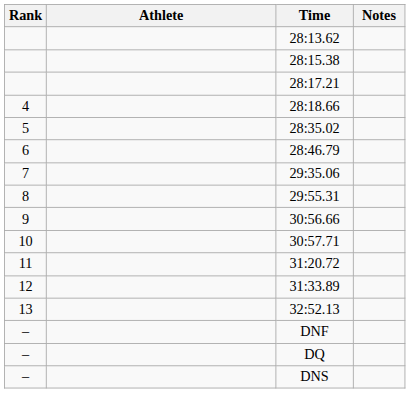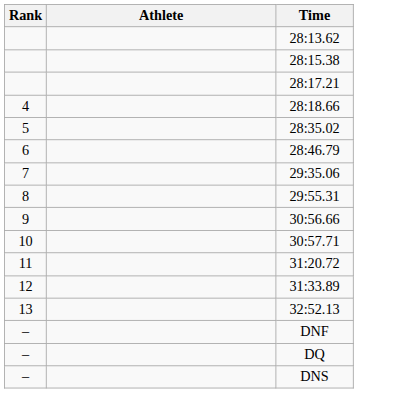- column: (379, 15)
